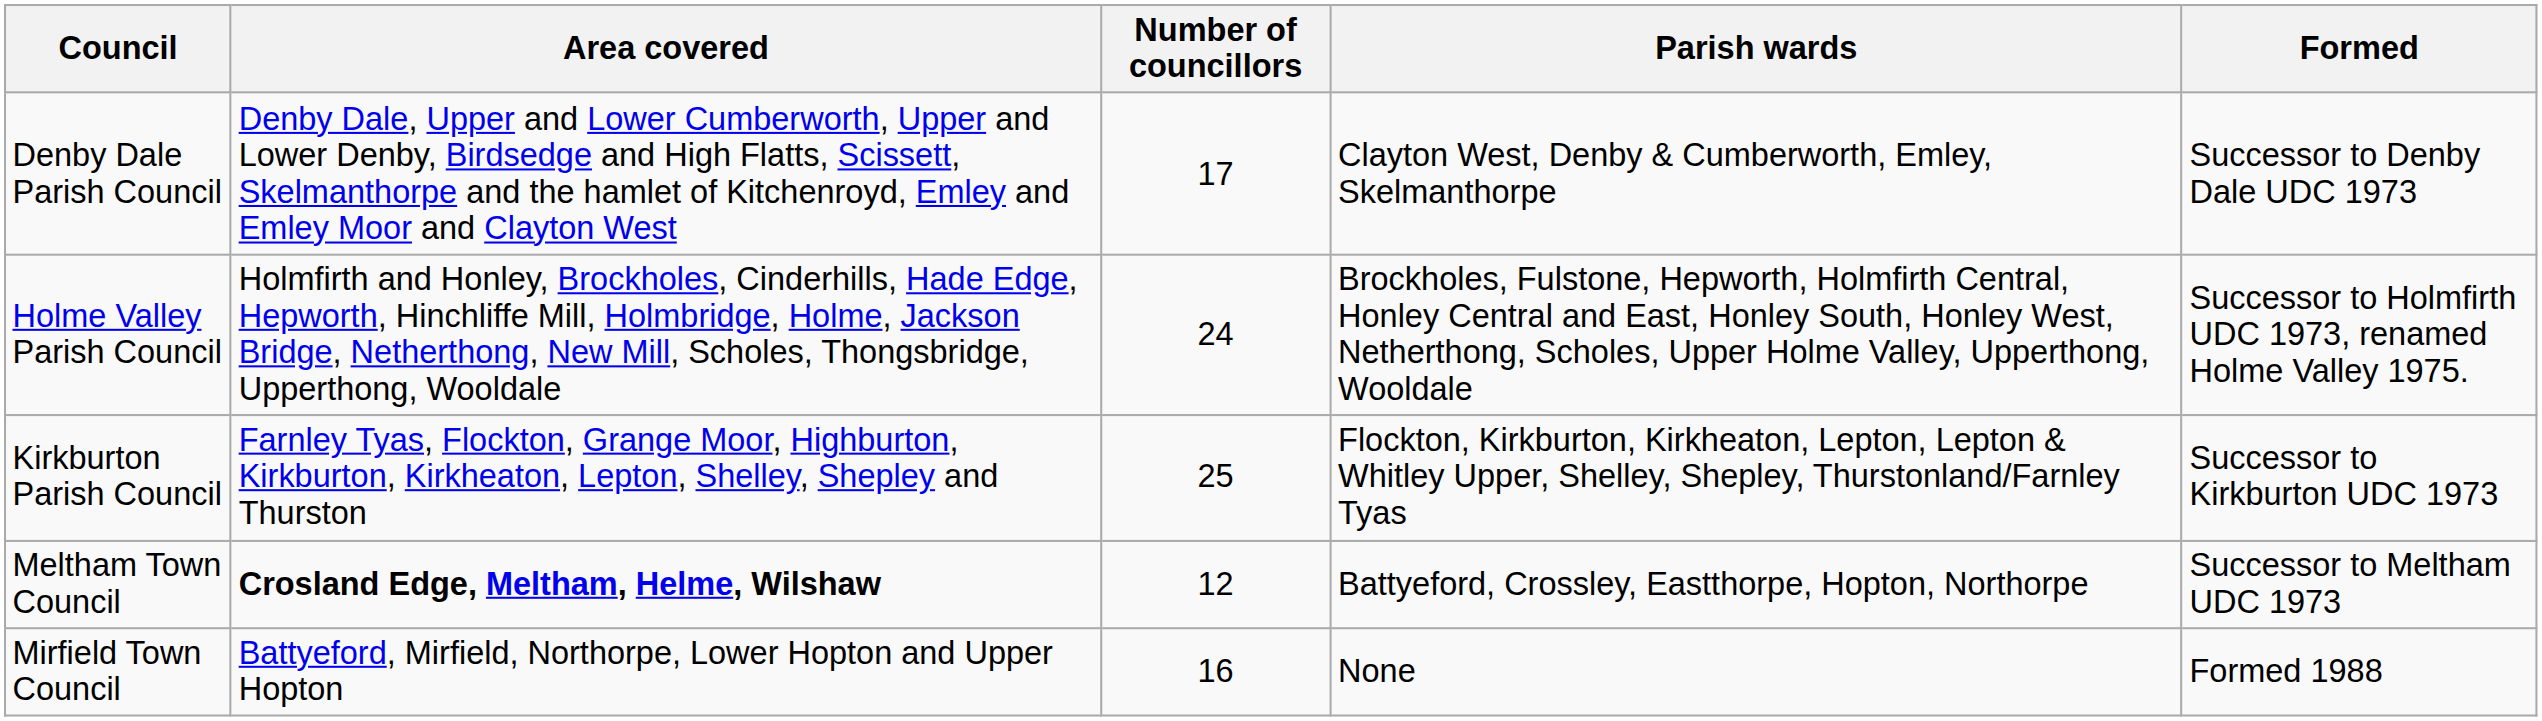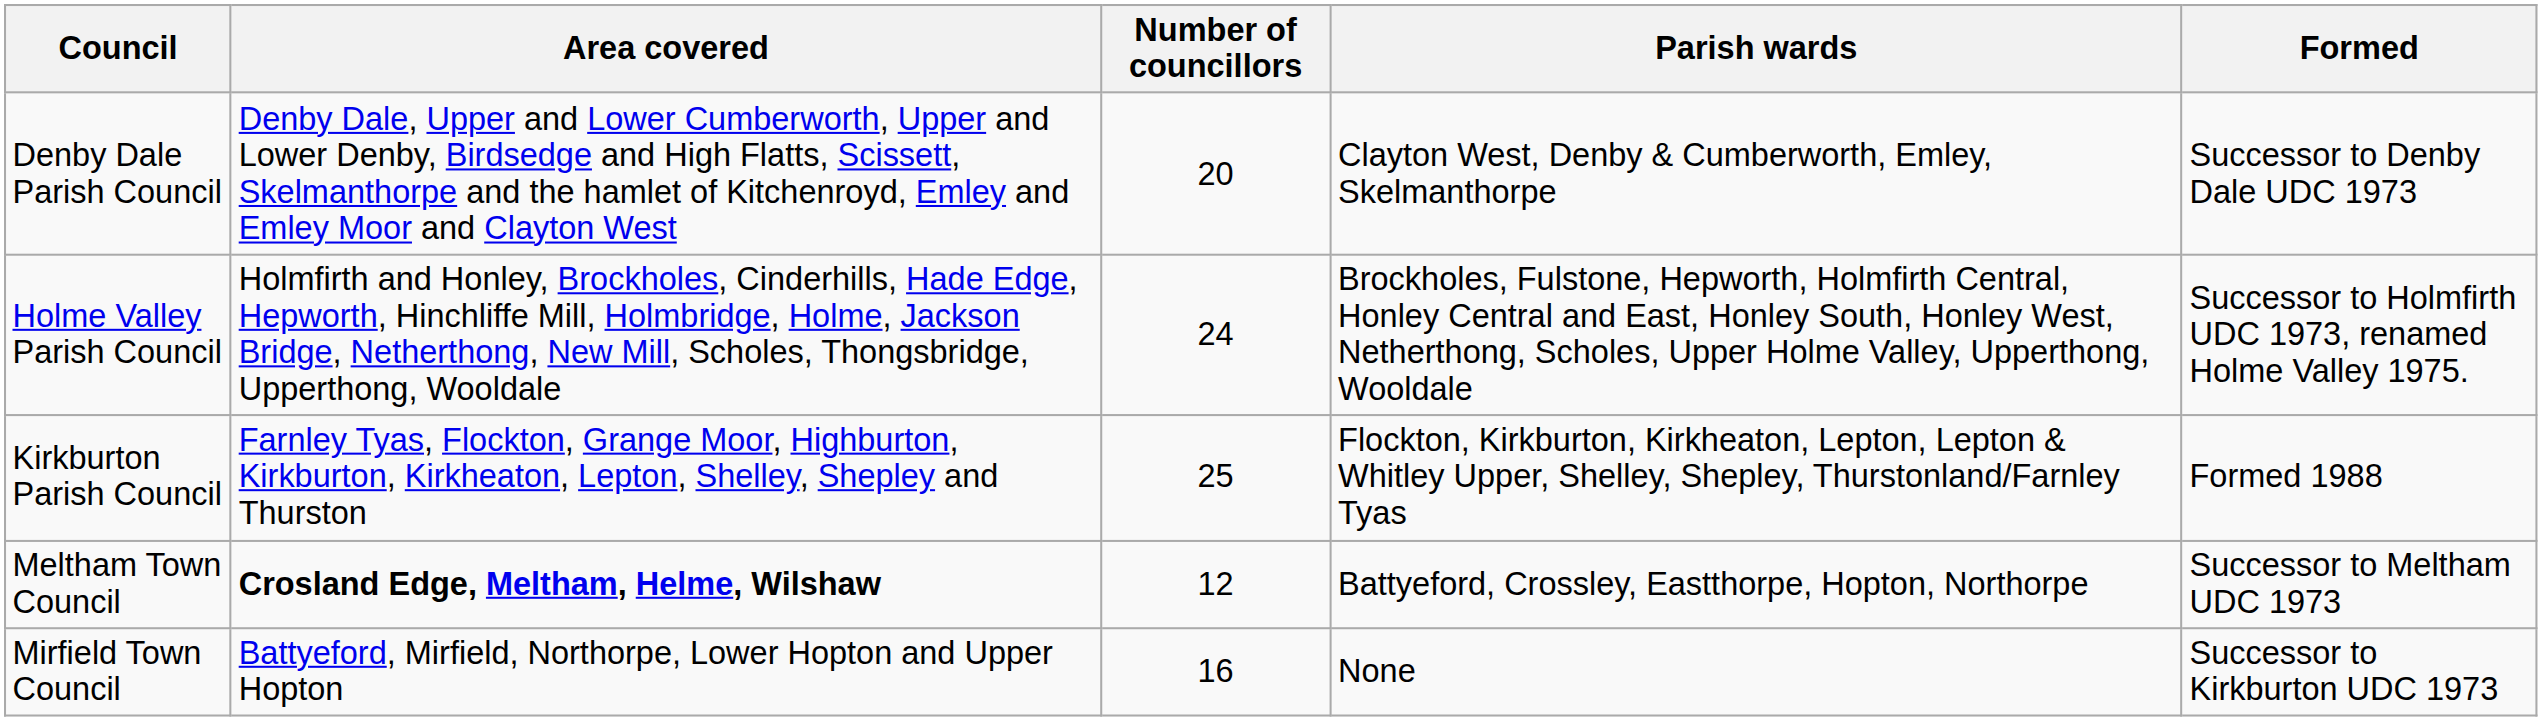(1216, 173) 17 -> (1216, 173) 20
(2344, 477) Successor to Kirkburton UDC 1973 -> (2286, 477) Formed 1988
(2286, 671) Formed 1988 -> (2344, 671) Successor to Kirkburton UDC 1973
